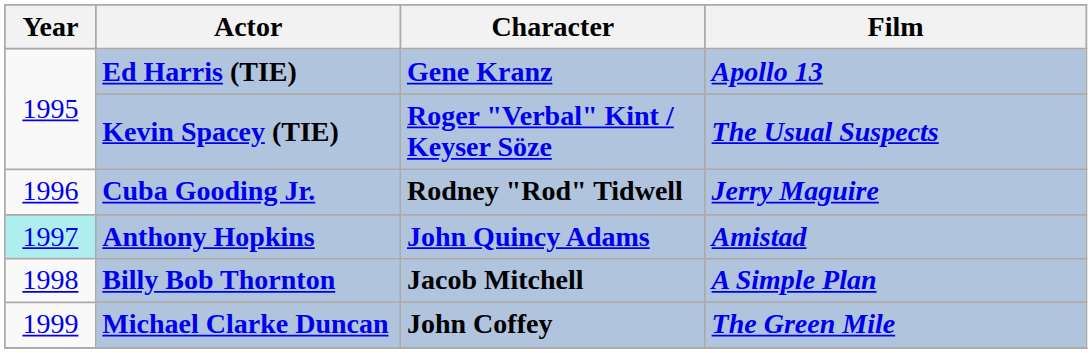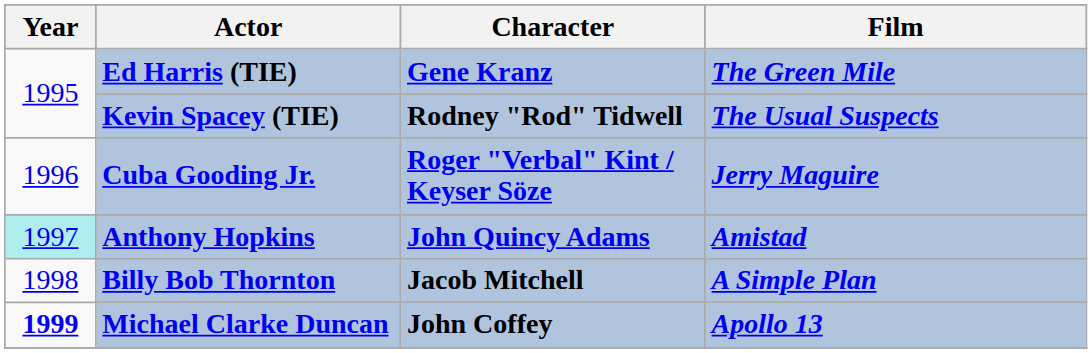(767, 71) Apollo 13 -> (803, 71) The Green Mile
(540, 131) Roger "Verbal" Kint / Keyser Söze -> (545, 115) Rodney "Rod" Tidwell
(545, 191) Rodney "Rod" Tidwell -> (540, 175) Roger "Verbal" Kint / Keyser Söze
(50, 324) normal -> (50, 324) bold
(803, 324) The Green Mile -> (767, 324) Apollo 13
